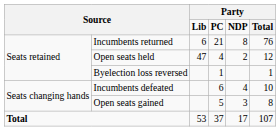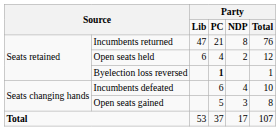(204, 42) 6 -> (201, 42) 47
(201, 57) 47 -> (204, 57) 6
(221, 73) normal -> (221, 73) bold
